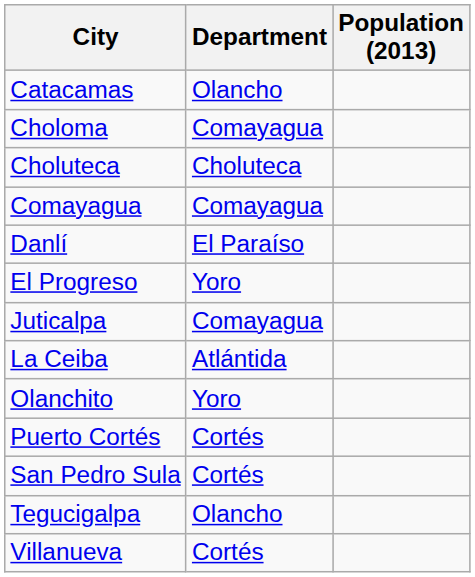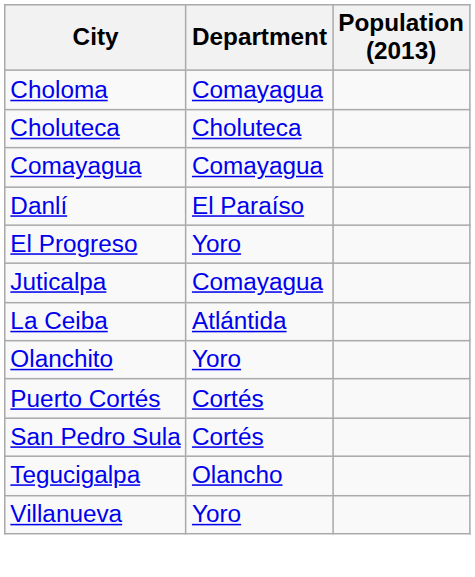- row: (72, 89)
(228, 552) Cortés -> (217, 513) Yoro
